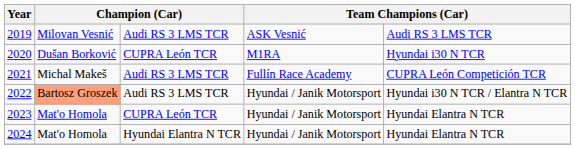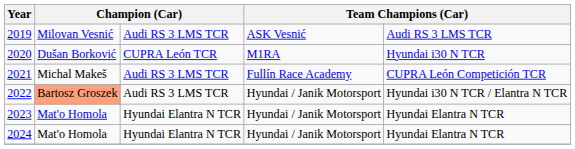(170, 113) CUPRA León TCR -> (182, 113) Hyundai Elantra N TCR
